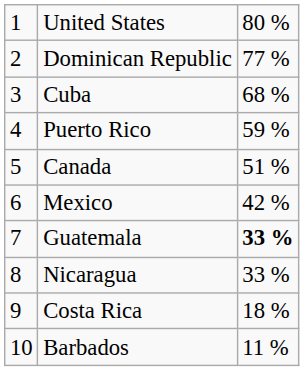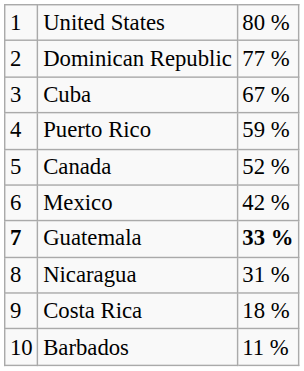(266, 94) 68 % -> (266, 94) 67 %
(266, 166) 51 % -> (266, 166) 52 %
(16, 238) normal -> (16, 238) bold
(266, 274) 33 % -> (266, 274) 31 %
